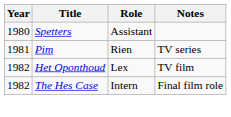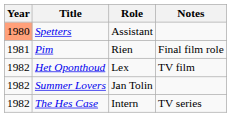(18, 31) no background -> (18, 31) lightsalmon background
(179, 49) TV series -> (191, 49) Final film role
+ row: (70, 85)
(190, 85) Final film role -> (180, 103) TV series
